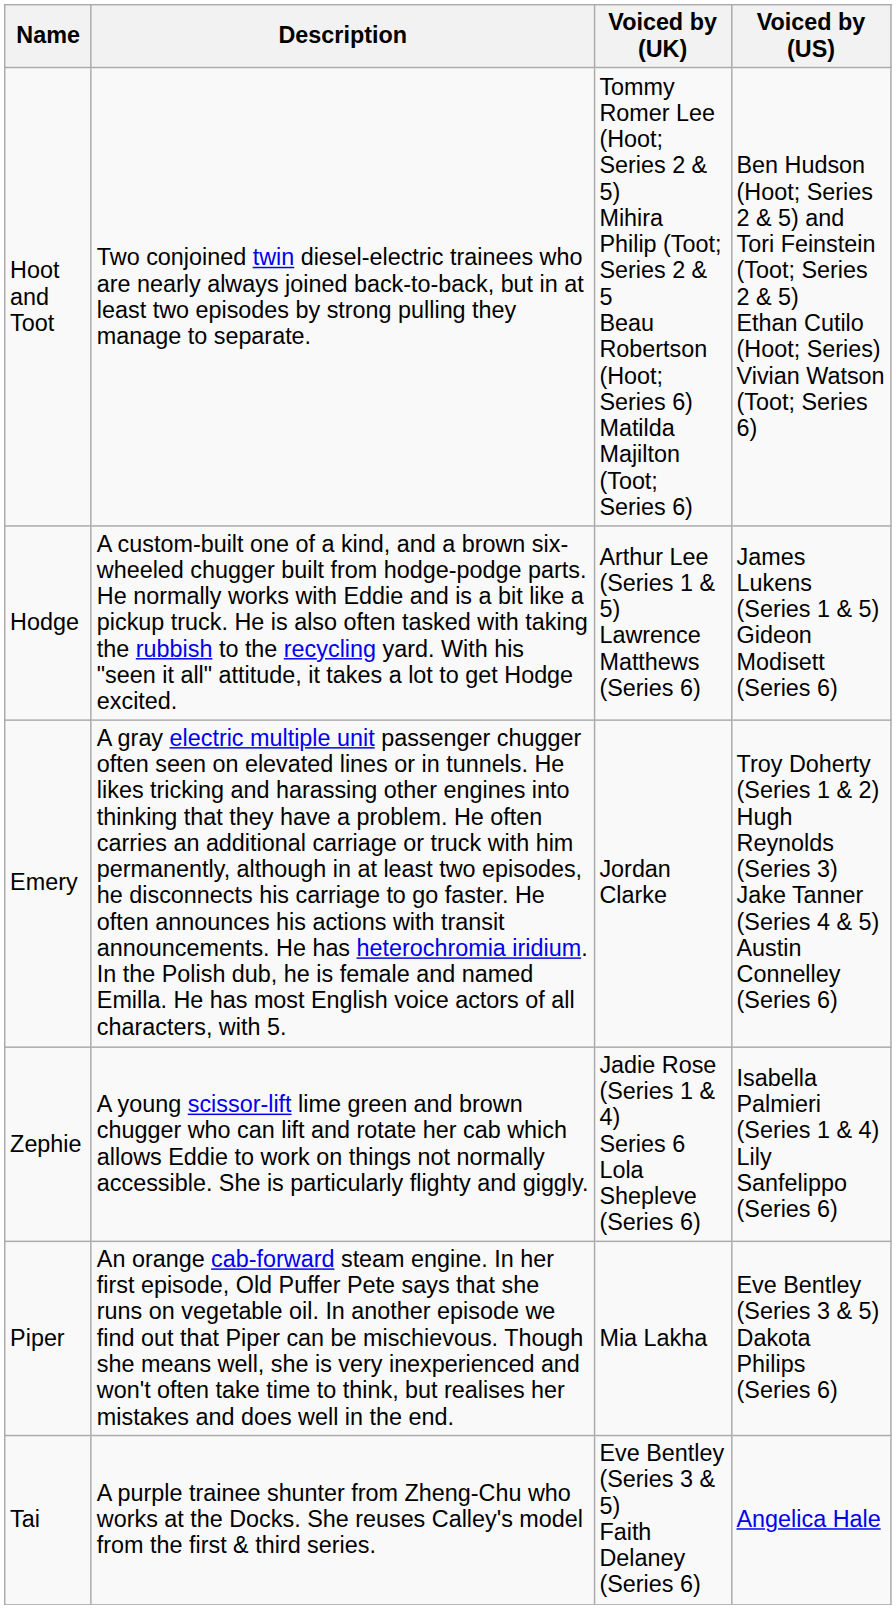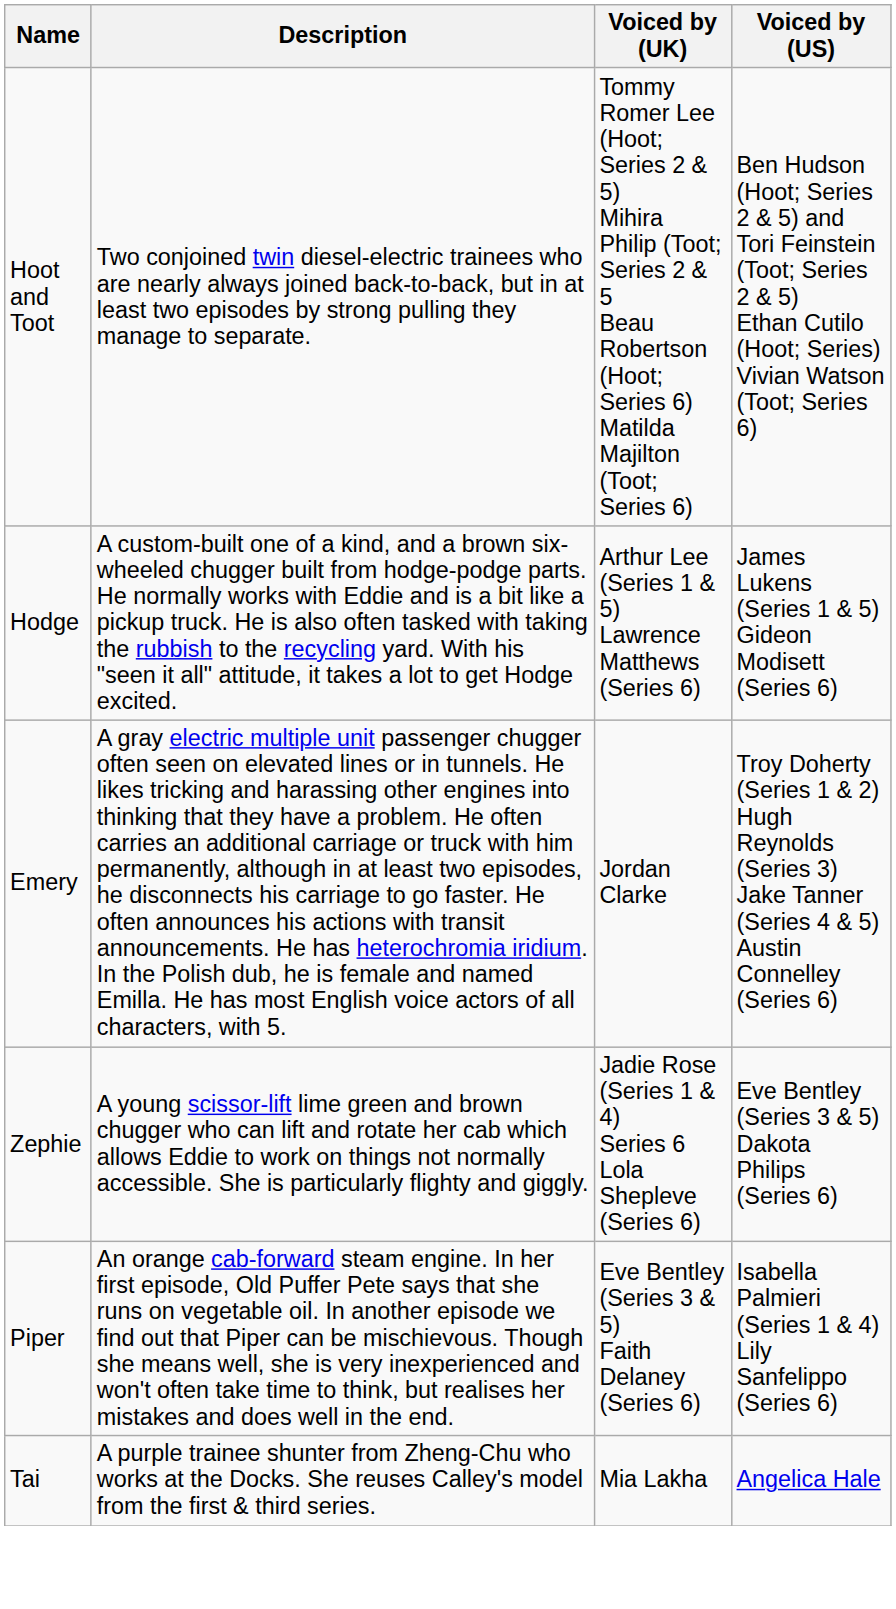(808, 1143) Isabella Palmieri (Series 1 & 4) Lily Sanfelippo (Series 6) -> (808, 1143) Eve Bentley (Series 3 & 5) Dakota Philips (Series 6)
(653, 1338) Mia Lakha -> (662, 1338) Eve Bentley (Series 3 & 5) Faith Delaney (Series 6)
(808, 1338) Eve Bentley (Series 3 & 5) Dakota Philips (Series 6) -> (808, 1338) Isabella Palmieri (Series 1 & 4) Lily Sanfelippo (Series 6)
(662, 1519) Eve Bentley (Series 3 & 5) Faith Delaney (Series 6) -> (653, 1480) Mia Lakha
